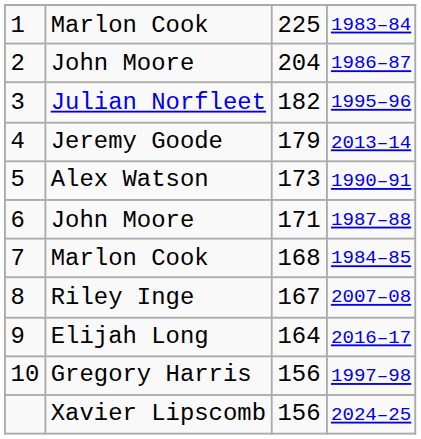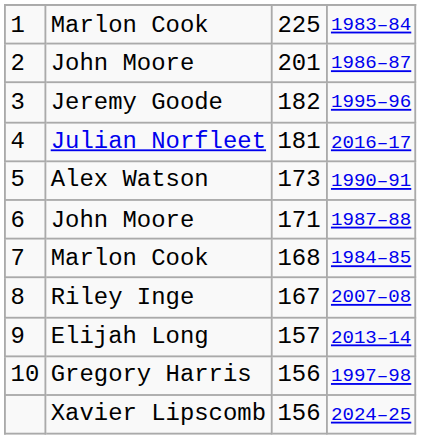(299, 63) 204 -> (299, 63) 201
(158, 102) Julian Norfleet -> (137, 102) Jeremy Goode
(137, 141) Jeremy Goode -> (158, 141) Julian Norfleet
(299, 141) 179 -> (299, 141) 181
(371, 141) 2013–14 -> (371, 141) 2016–17
(299, 336) 164 -> (299, 336) 157
(371, 336) 2016–17 -> (371, 336) 2013–14
